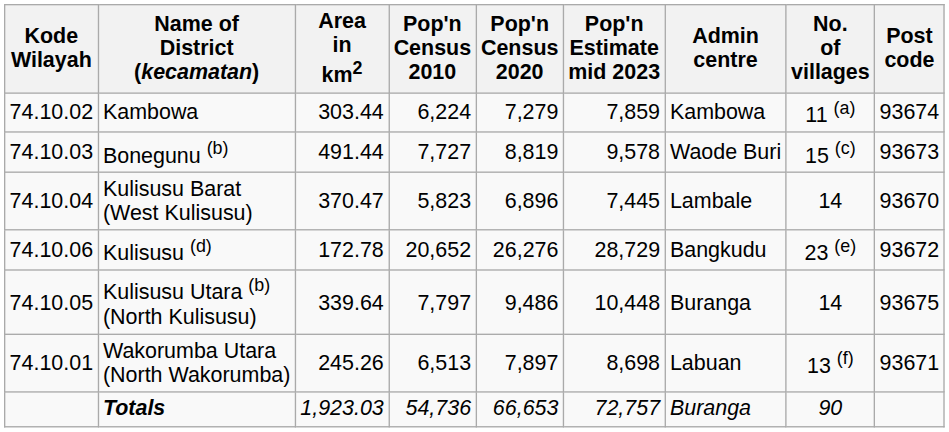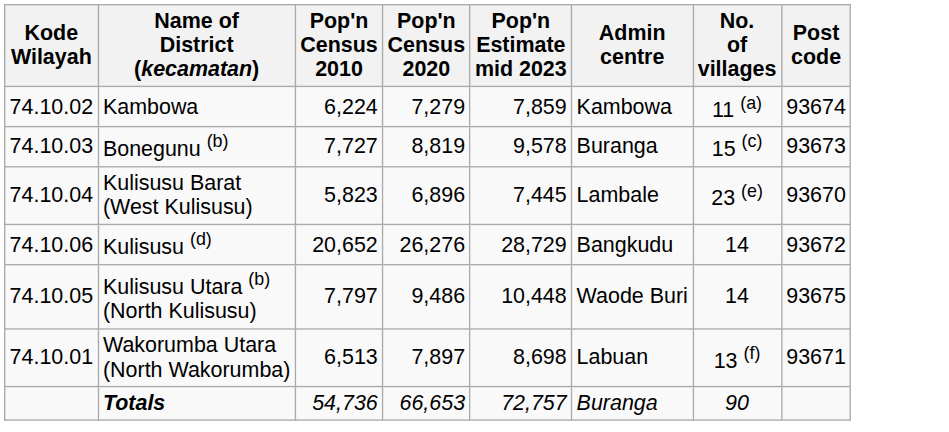- column: (342, 48)
(726, 152) Waode Buri -> (617, 146) Buranga
(830, 201) 14 -> (737, 195) 23 (e)
(830, 250) 23 (e) -> (737, 244) 14
(710, 302) Buranga -> (632, 296) Waode Buri
